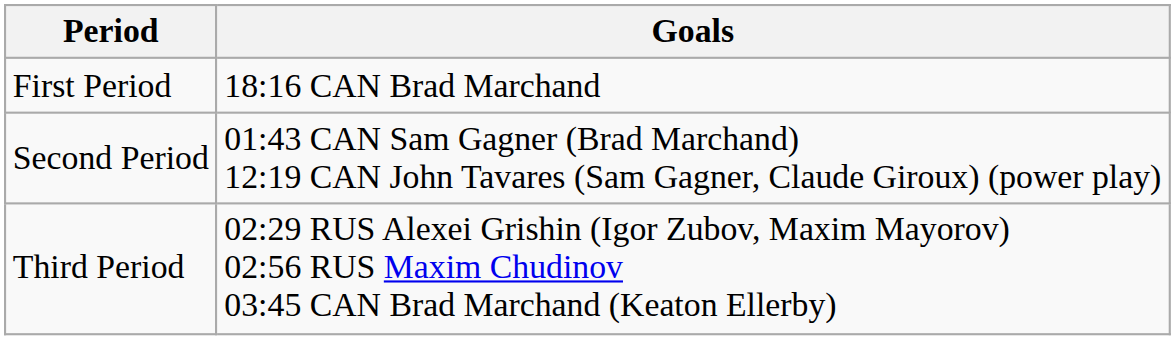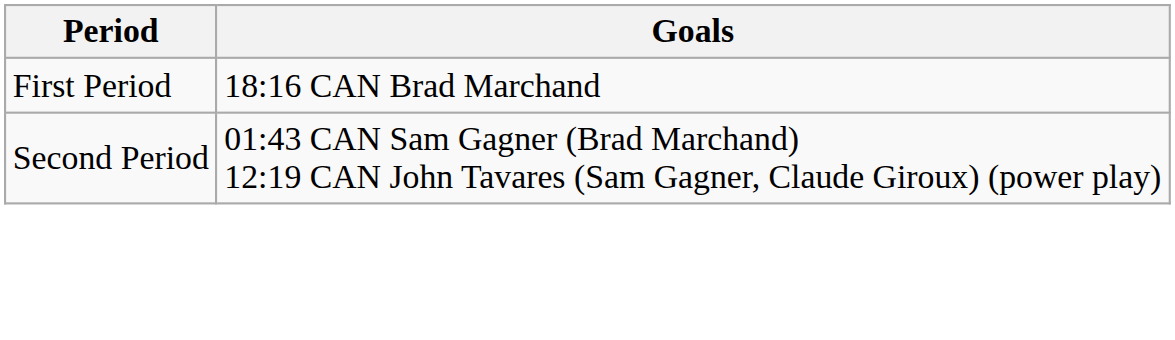- row: (99, 267)
